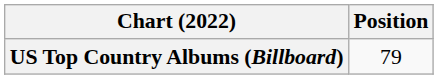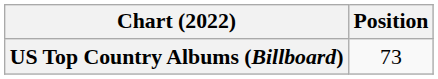(391, 56) 79 -> (391, 56) 73
